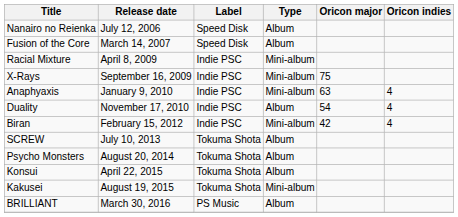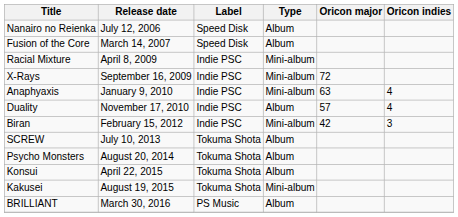(325, 76) 75 -> (325, 76) 72
(325, 108) 54 -> (325, 108) 57
(390, 124) 4 -> (390, 124) 3
